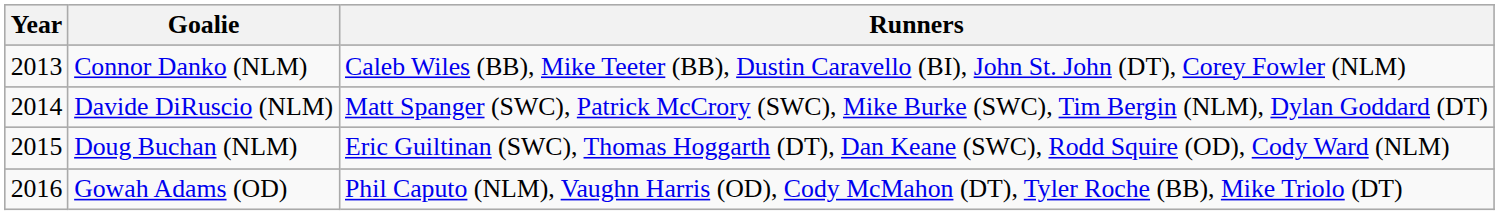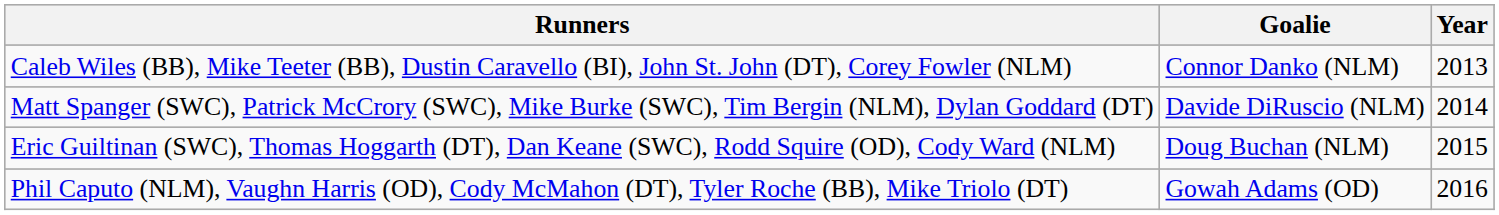columns swapped: (36, 24) <-> (916, 24)
